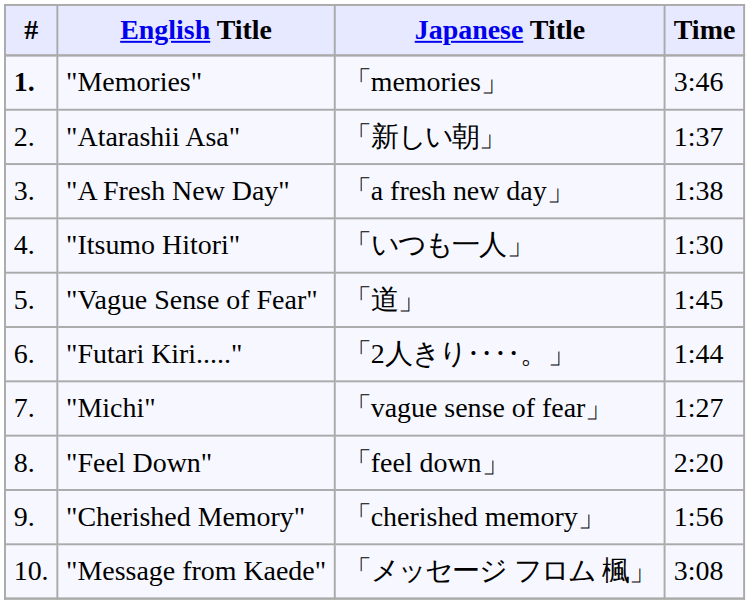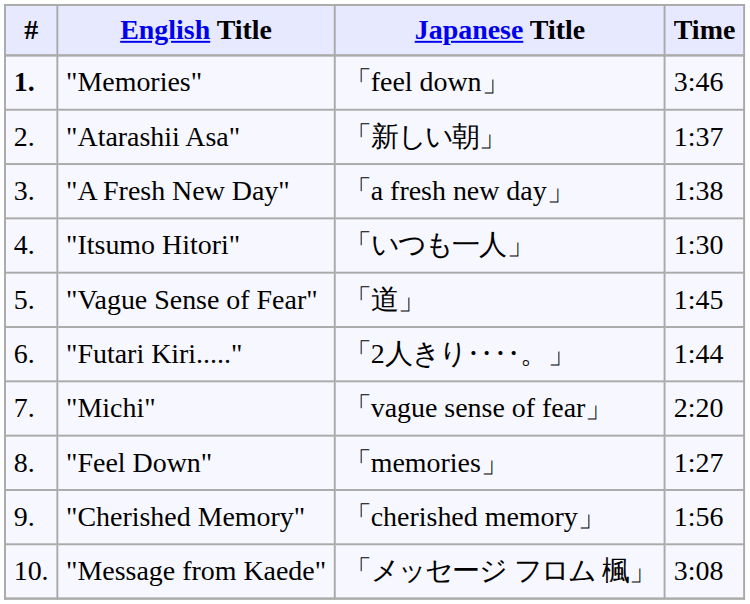(426, 82) 「memories」 -> (426, 82) 「feel down」
(699, 408) 1:27 -> (699, 408) 2:20
(426, 462) 「feel down」 -> (426, 462) 「memories」
(699, 462) 2:20 -> (699, 462) 1:27
